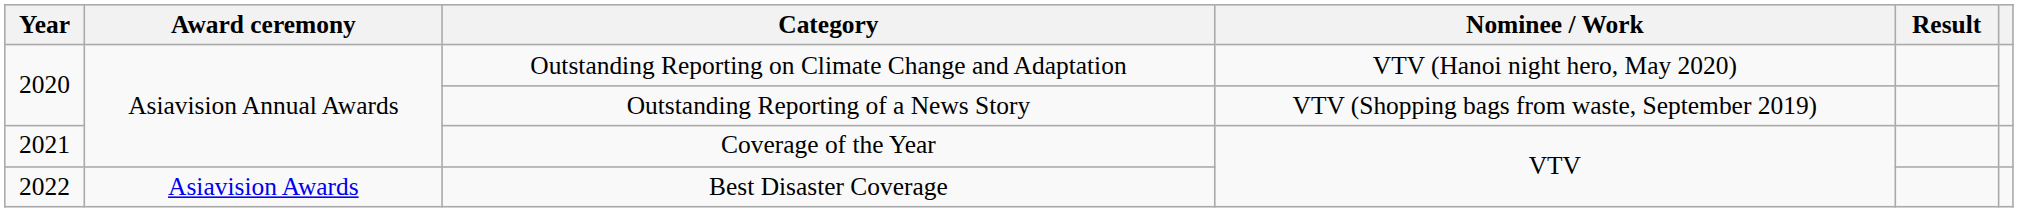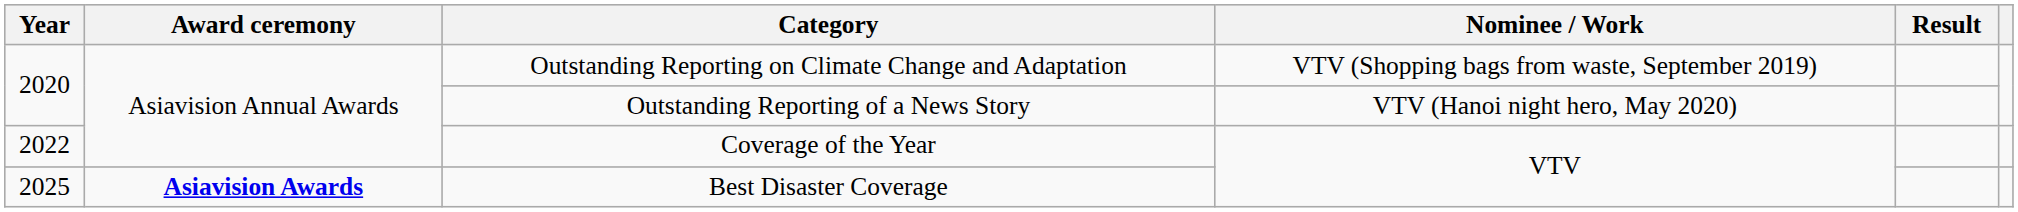(1555, 65) VTV (Hanoi night hero, May 2020) -> (1555, 65) VTV (Shopping bags from waste, September 2019)
(1555, 105) VTV (Shopping bags from waste, September 2019) -> (1555, 105) VTV (Hanoi night hero, May 2020)
(45, 145) 2021 -> (45, 145) 2022
(45, 186) 2022 -> (45, 186) 2025
(263, 186) normal -> (263, 186) bold
